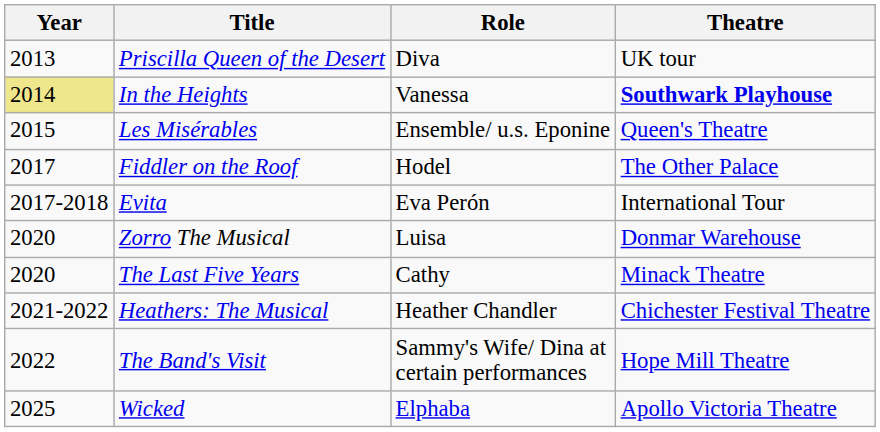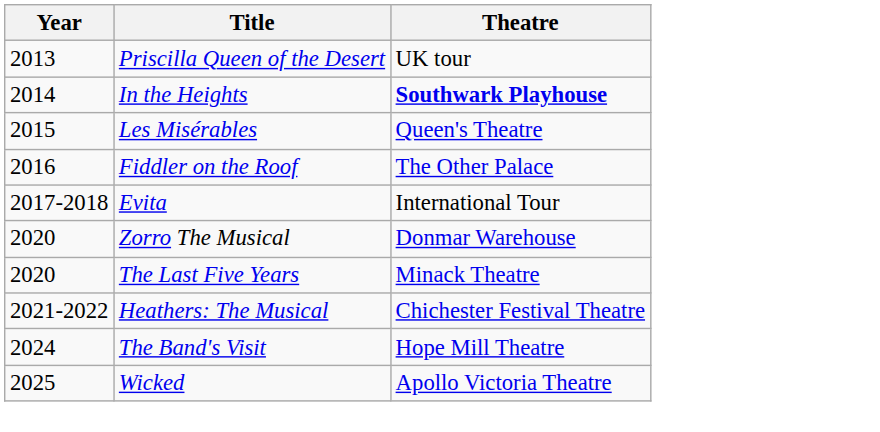- column: (503, 22)
(33, 94) khaki background -> (33, 94) no background
(33, 166) 2017 -> (33, 166) 2016
(33, 359) 2022 -> (33, 346) 2024
